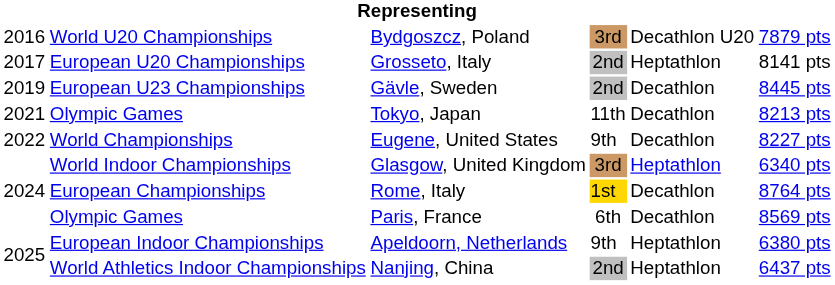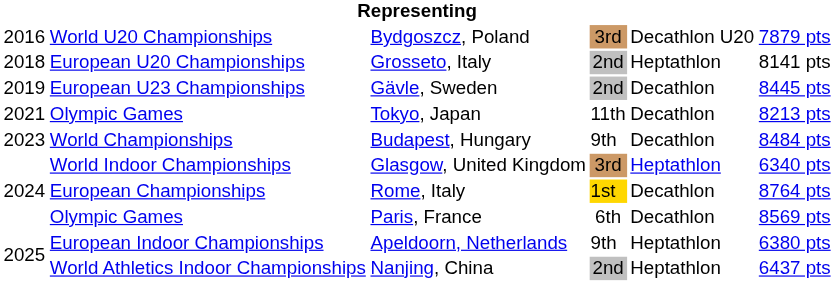(24, 62) 2017 -> (24, 62) 2018
- row: (464, 139)
+ row: (451, 139)
